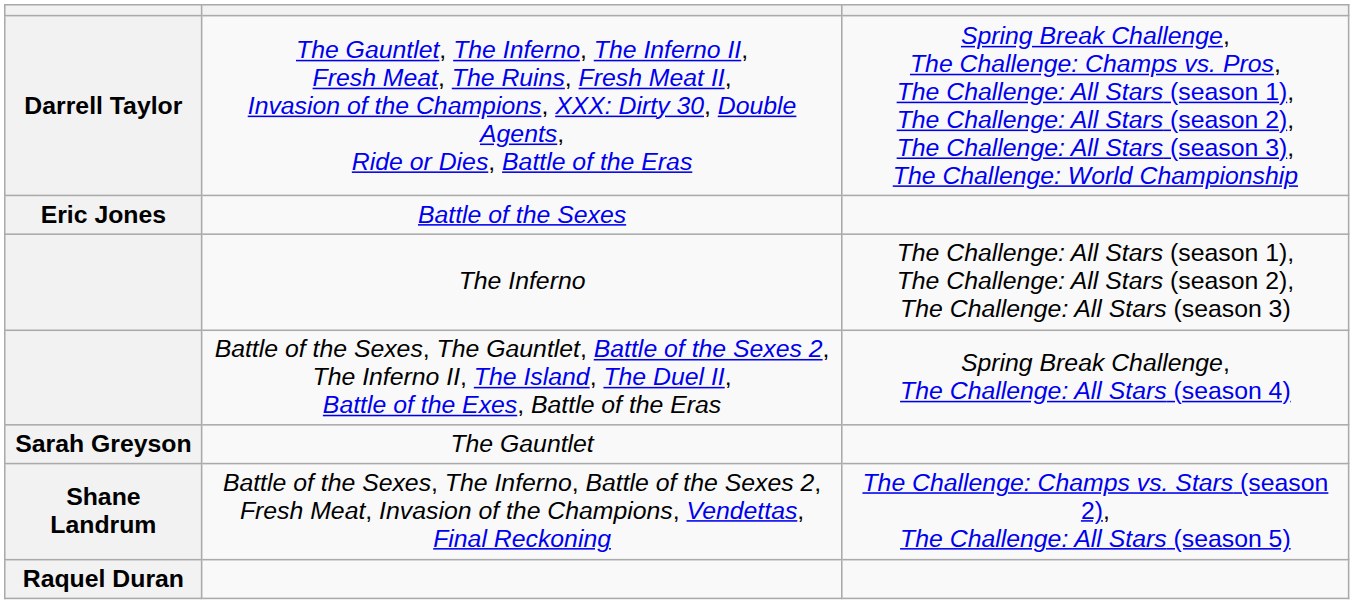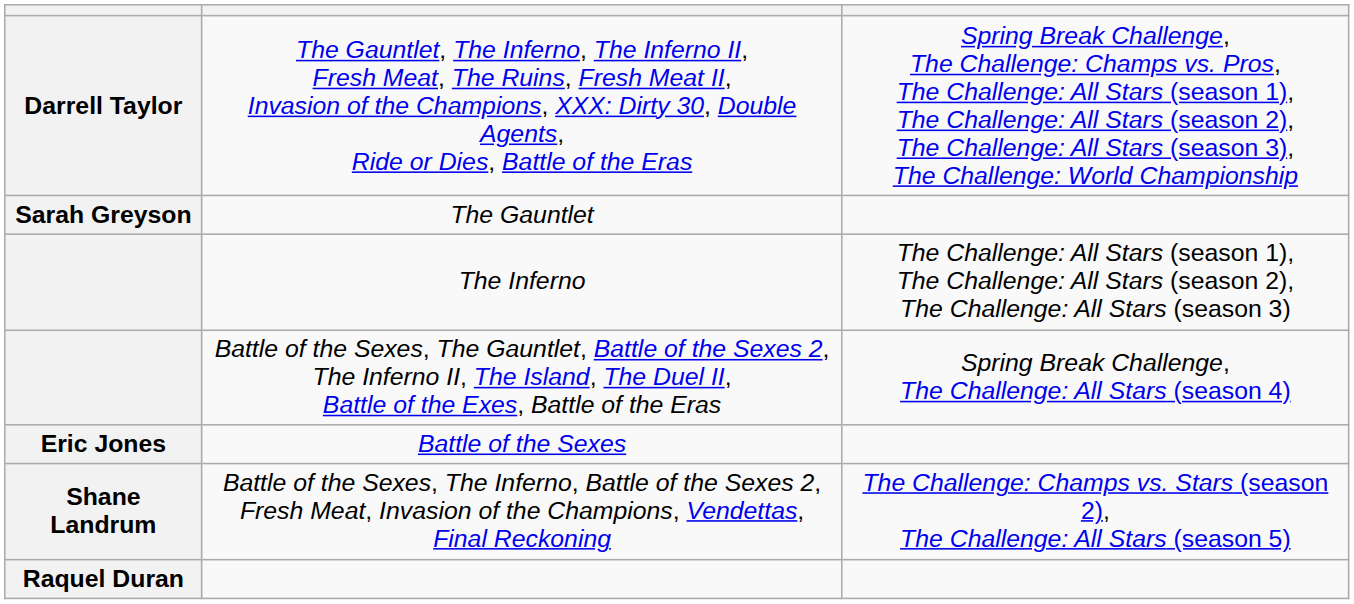rows swapped: (522, 214) <-> (522, 444)
